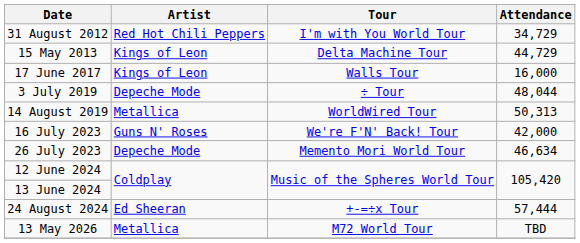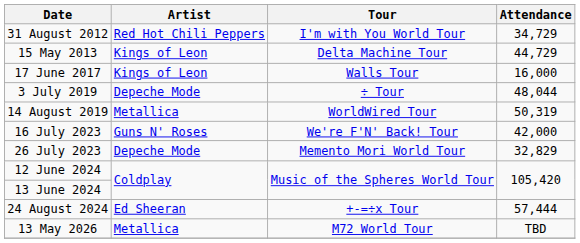(536, 112) 50,313 -> (536, 112) 50,319
(536, 151) 46,634 -> (536, 151) 32,829
